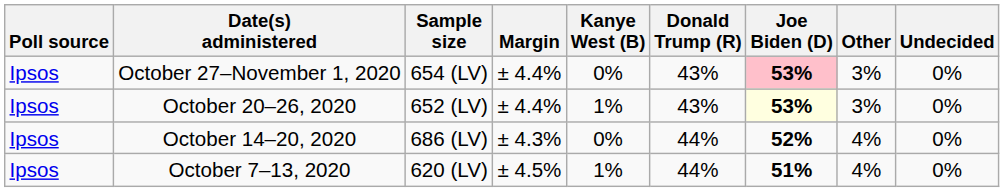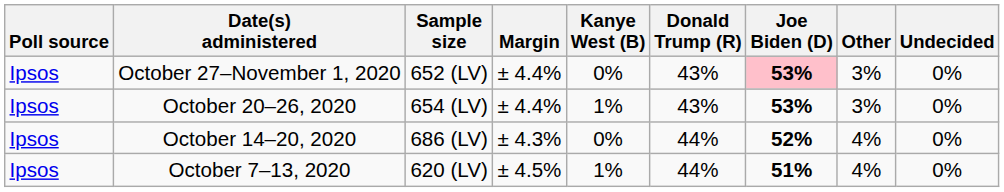(449, 73) 654 (LV) -> (449, 73) 652 (LV)
(449, 106) 652 (LV) -> (449, 106) 654 (LV)
(792, 106) lightyellow background -> (792, 106) no background
